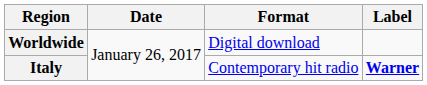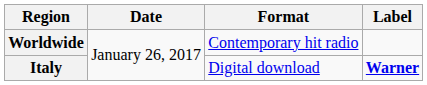(264, 42) Digital download -> (283, 42) Contemporary hit radio
(283, 67) Contemporary hit radio -> (264, 67) Digital download
